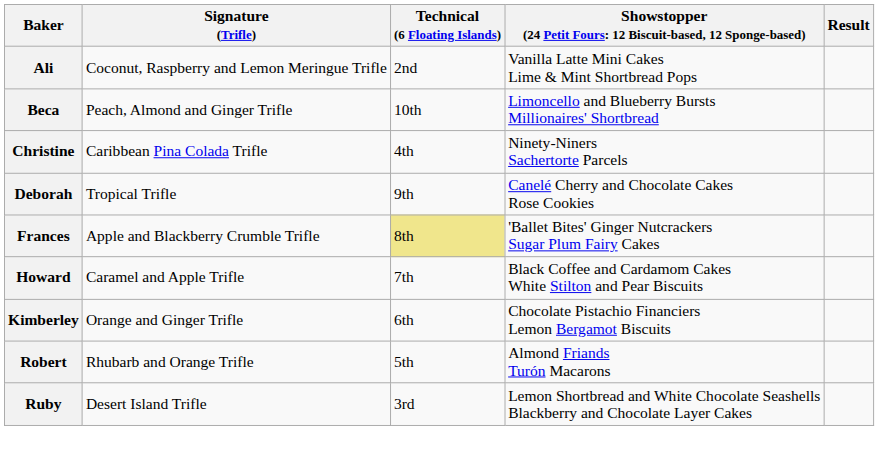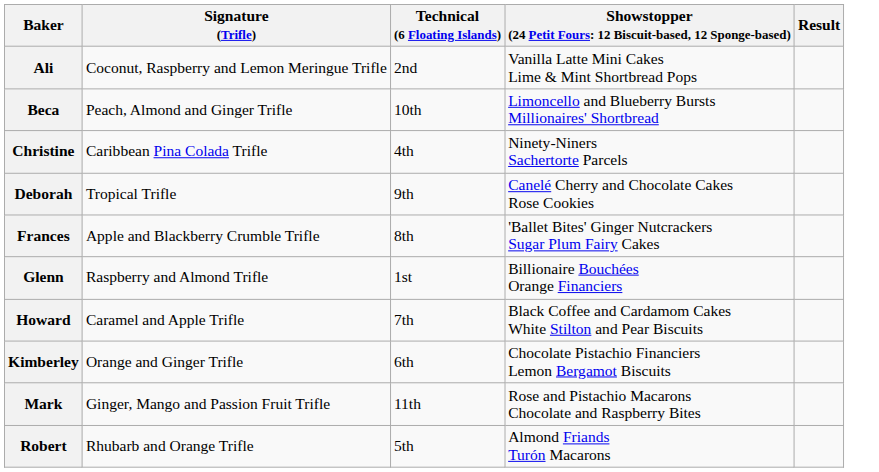(404, 235) khaki background -> (404, 235) no background
+ row: (43, 277)
+ row: (43, 404)
- row: (43, 404)
